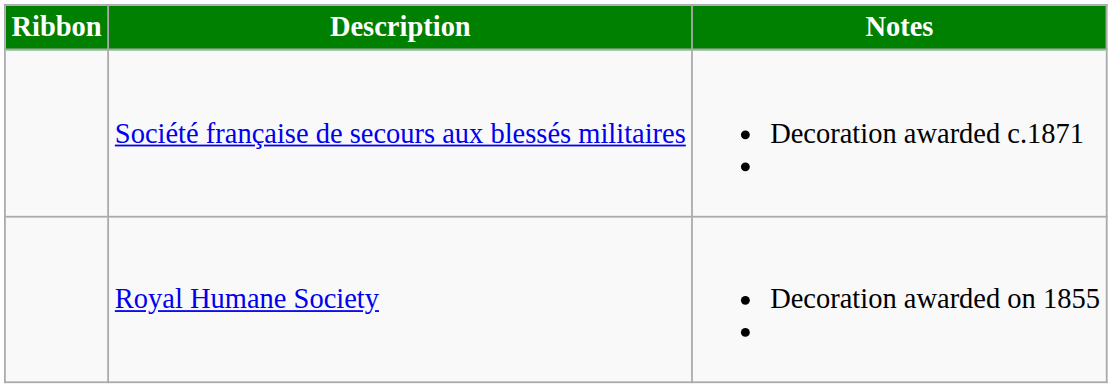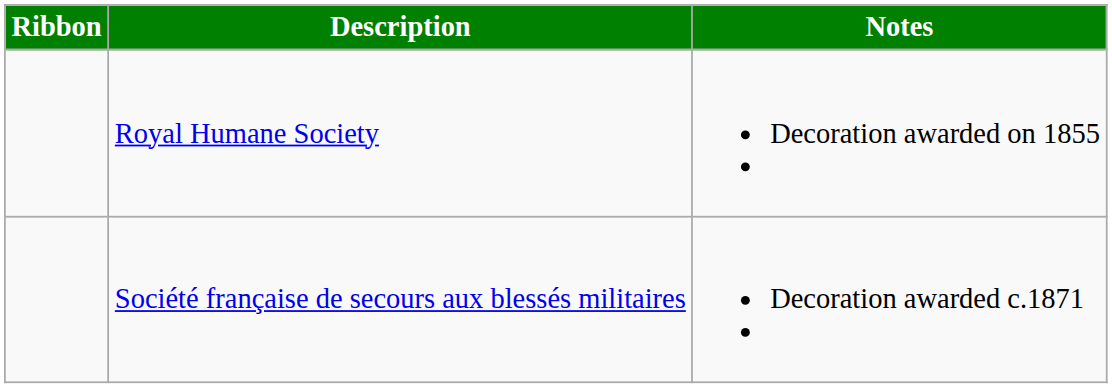rows swapped: (247, 298) <-> (400, 132)
